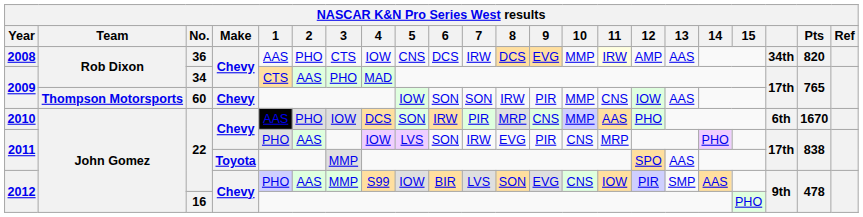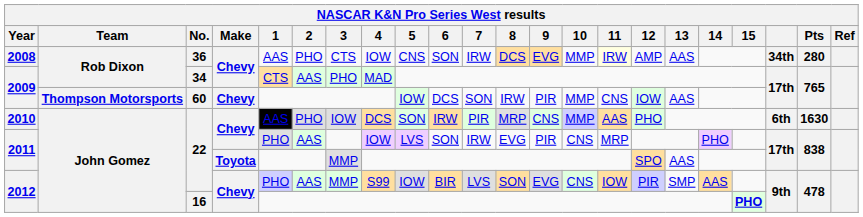(445, 56) DCS -> (445, 56) SON
(814, 56) 820 -> (814, 56) 280
(445, 98) SON -> (445, 98) DCS
(814, 119) 1670 -> (814, 119) 1630
(749, 202) normal -> (749, 202) bold
